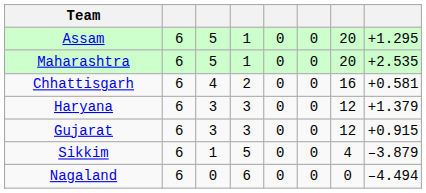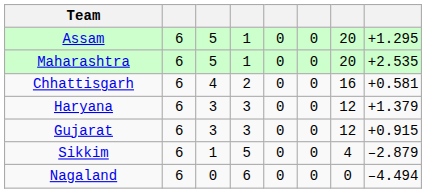(393, 153) –3.879 -> (393, 153) –2.879
